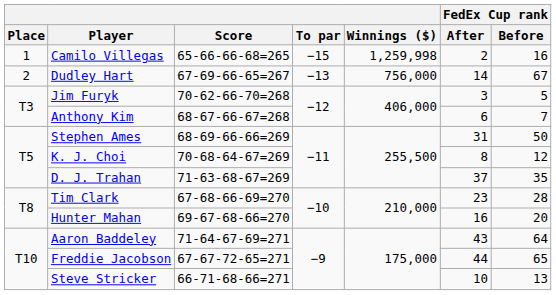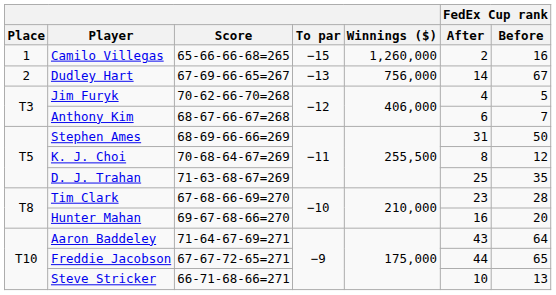(403, 55) 1,259,998 -> (403, 55) 1,260,000
(484, 96) 3 -> (484, 96) 4
(481, 177) 37 -> (481, 177) 25
